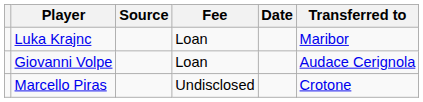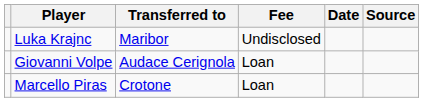columns swapped: (357, 16) <-> (144, 16)
(191, 39) Loan -> (281, 39) Undisclosed
(215, 85) Undisclosed -> (258, 85) Loan
